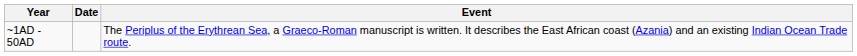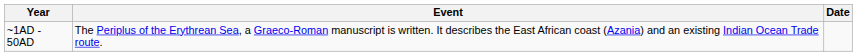columns swapped: (87, 13) <-> (477, 13)
